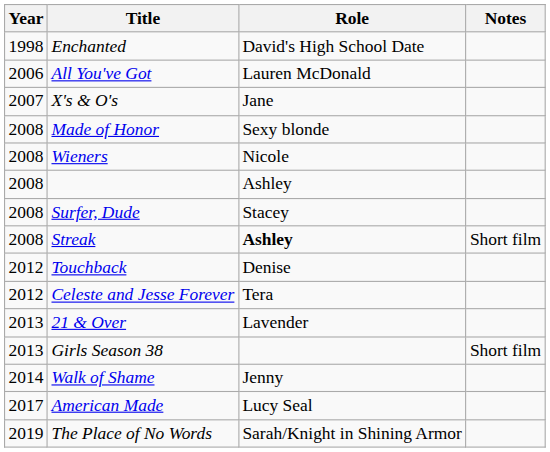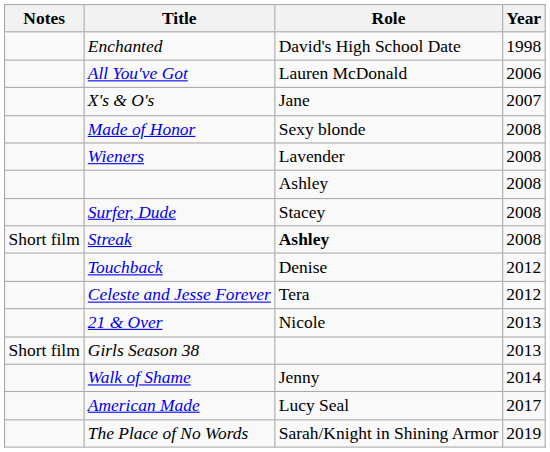columns swapped: (26, 18) <-> (506, 18)
(266, 156) Nicole -> (312, 156) Lavender
(275, 322) Lavender -> (302, 322) Nicole
